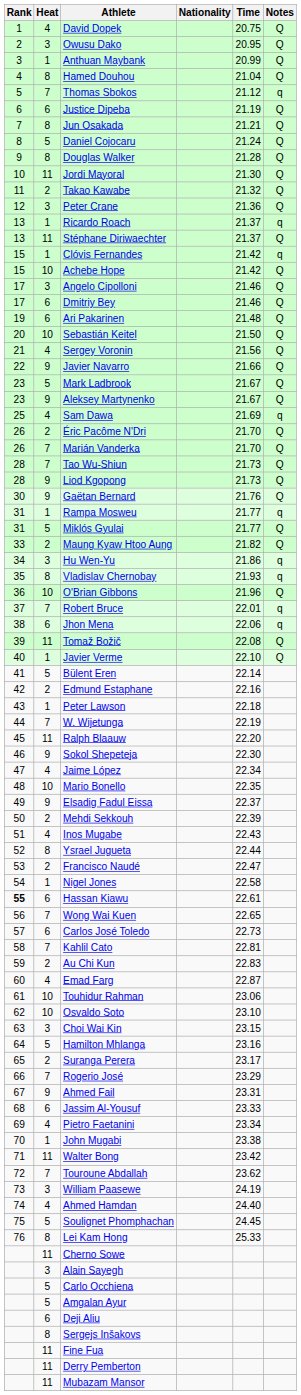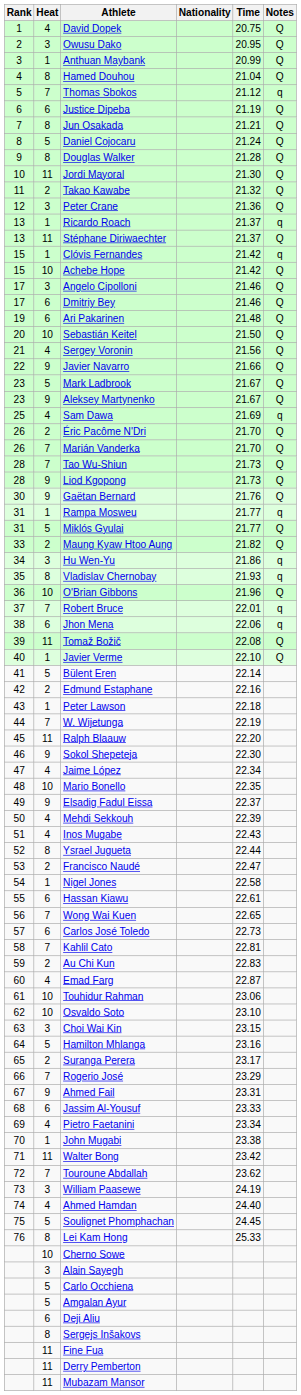(47, 819) 2 -> (47, 819) 4
(19, 899) bold -> (19, 899) normal
(47, 1254) 11 -> (47, 1254) 10
